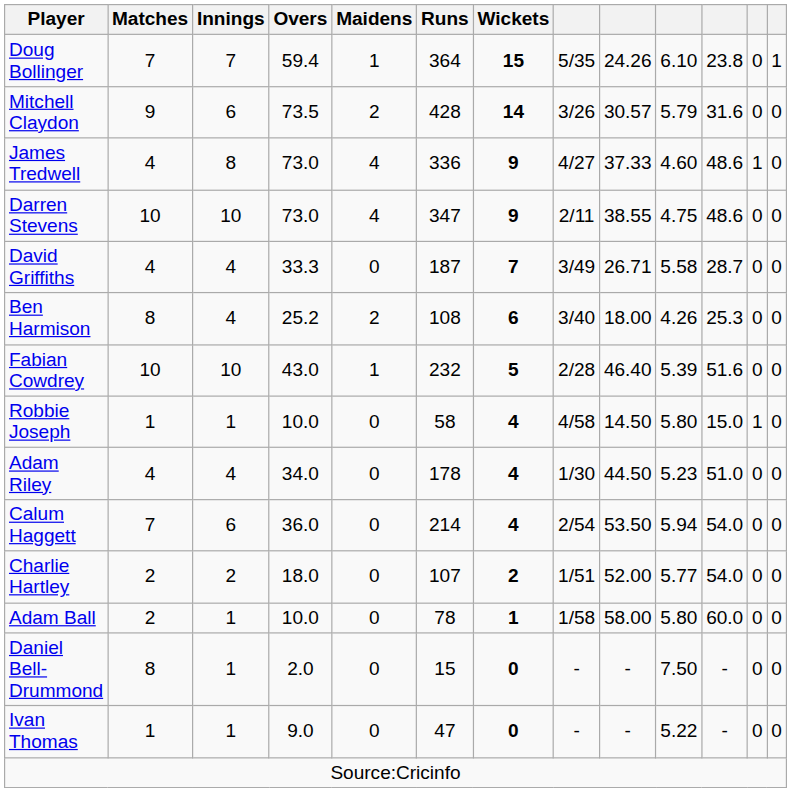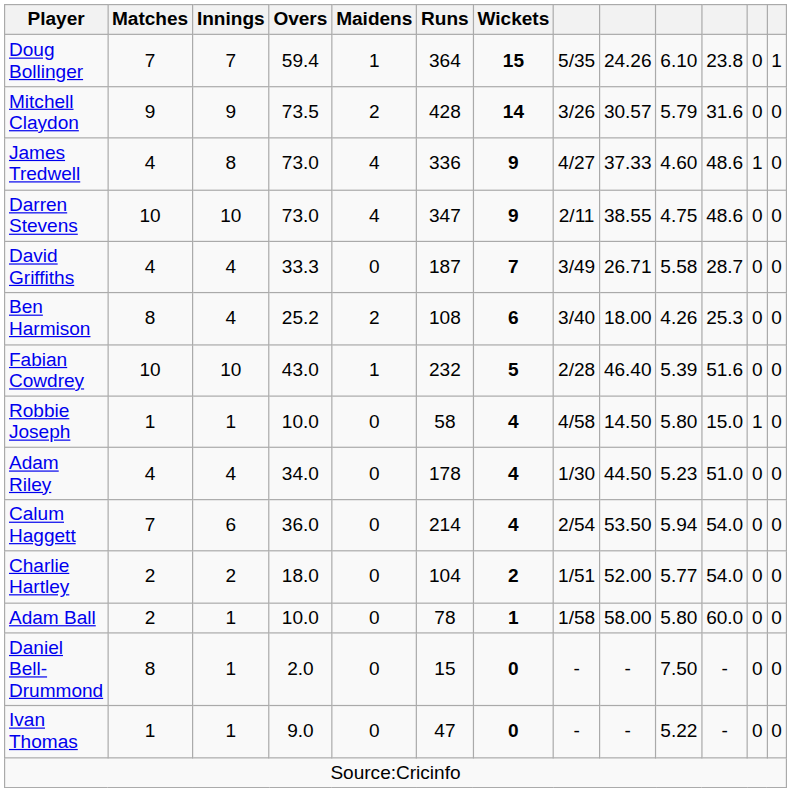(231, 112) 6 -> (231, 112) 9
(445, 576) 107 -> (445, 576) 104
